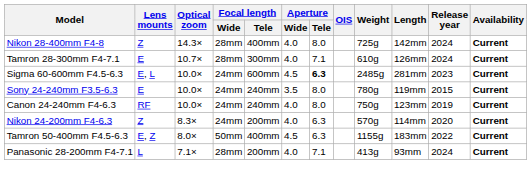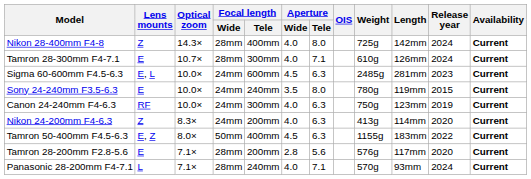(319, 74) bold -> (319, 74) normal
(263, 105) 240mm -> (263, 105) 300mm
(319, 105) 8.0 -> (319, 105) 6.3
(368, 121) 570g -> (368, 121) 413g
+ row: (67, 152)
(263, 152) 200mm -> (263, 167) 240mm
(368, 152) 413g -> (368, 167) 570g
